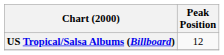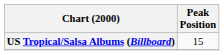(198, 41) 12 -> (198, 41) 15
